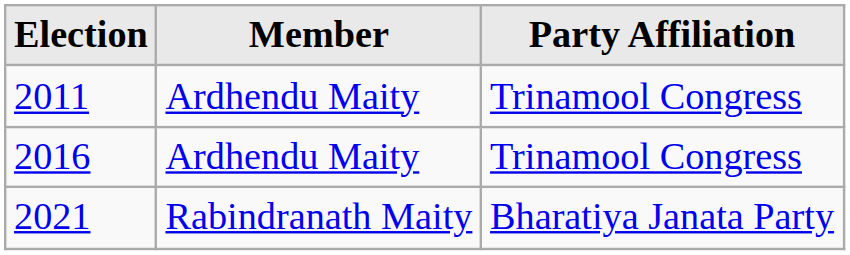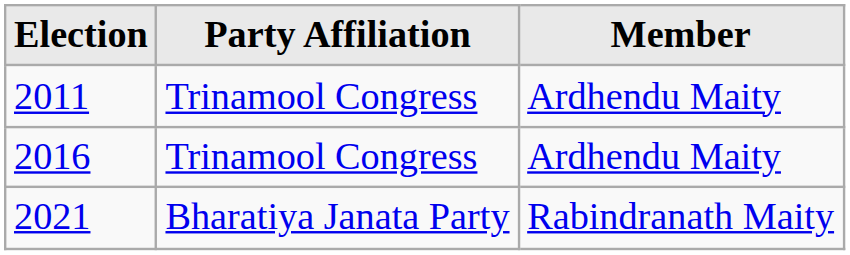columns swapped: (319, 34) <-> (662, 34)
